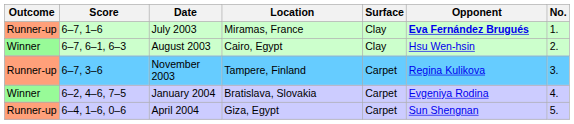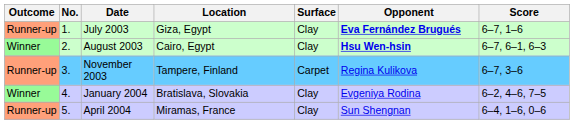columns swapped: (558, 12) <-> (104, 12)
(264, 29) Miramas, France -> (184, 29) Giza, Egypt
(442, 46) normal -> (376, 46) bold
(381, 93) Carpet -> (308, 93) Clay
(252, 110) Giza, Egypt -> (196, 110) Miramas, France
(381, 110) Carpet -> (308, 110) Clay
